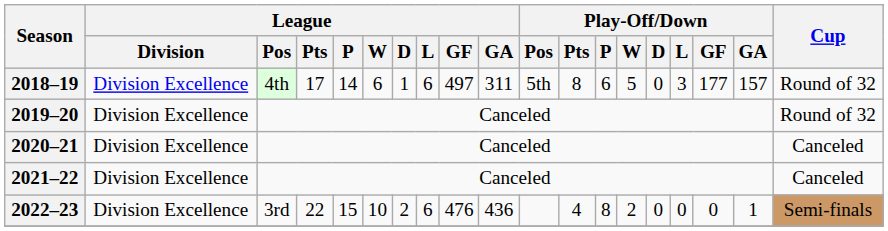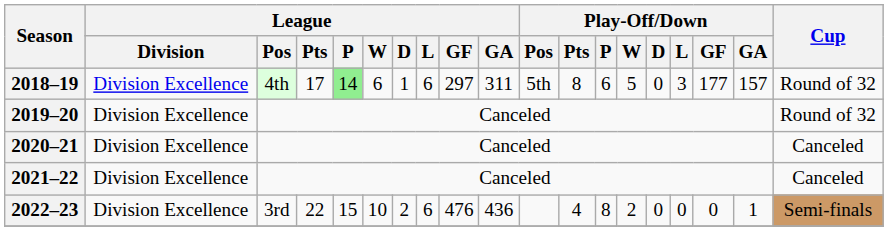(348, 83) no background -> (348, 83) lightgreen background
(459, 83) 497 -> (459, 83) 297
